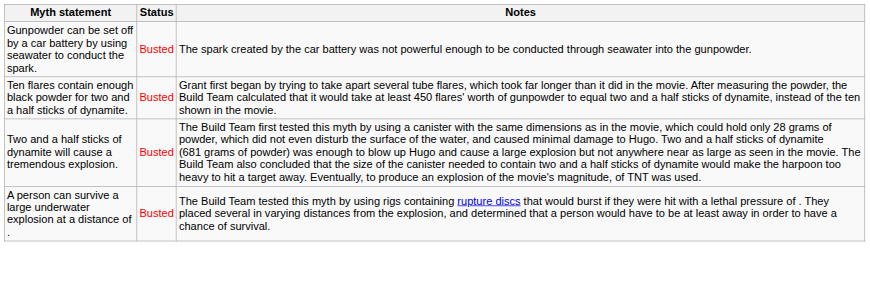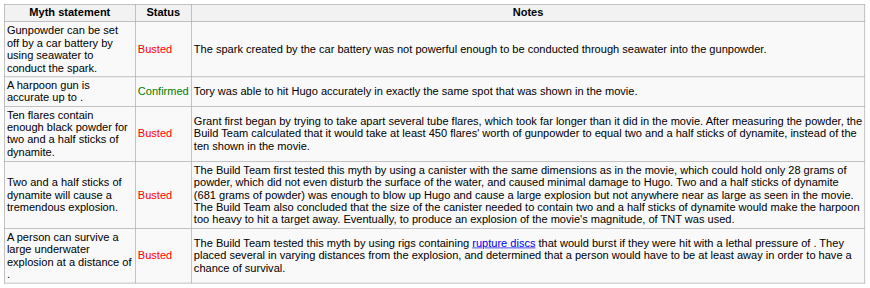+ row: (48, 91)
